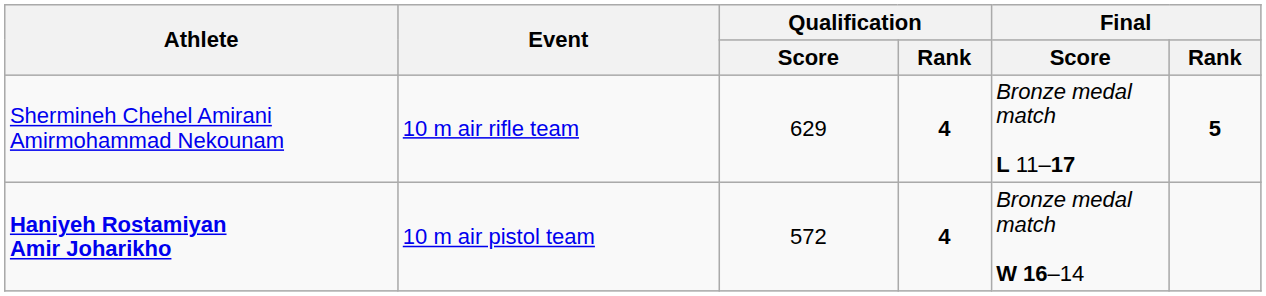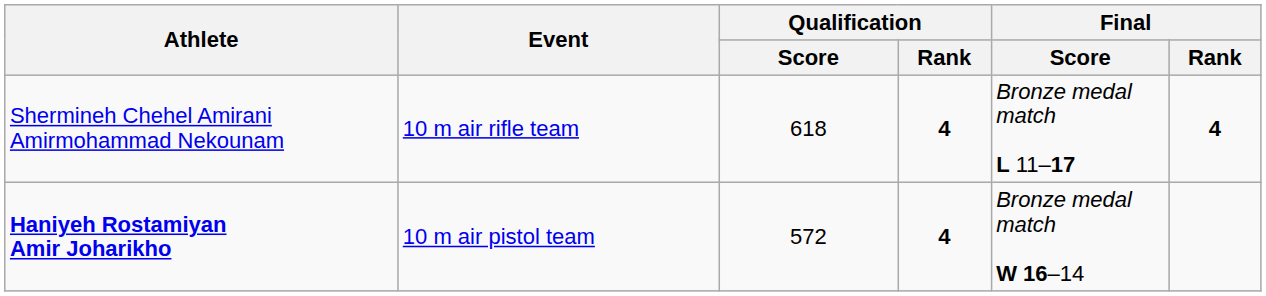(808, 129) 629 -> (808, 129) 618
(1215, 129) 5 -> (1215, 129) 4
